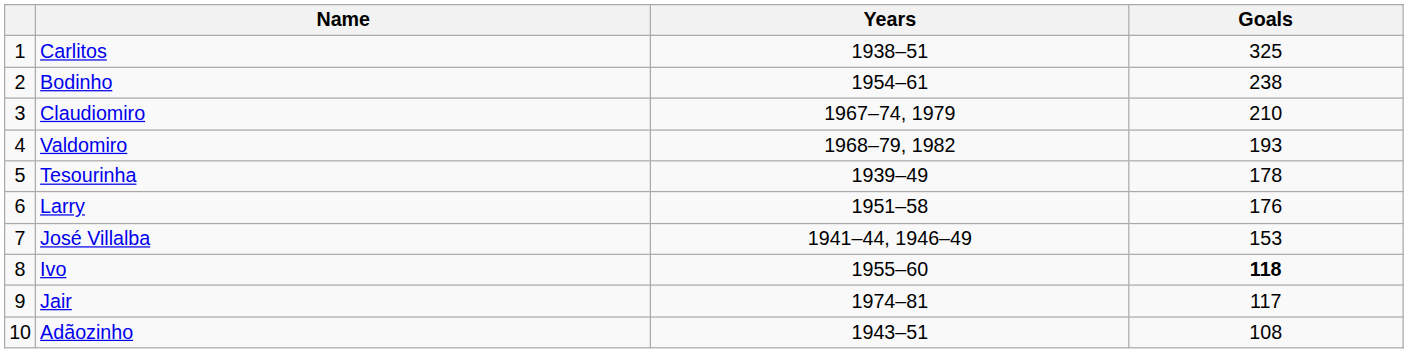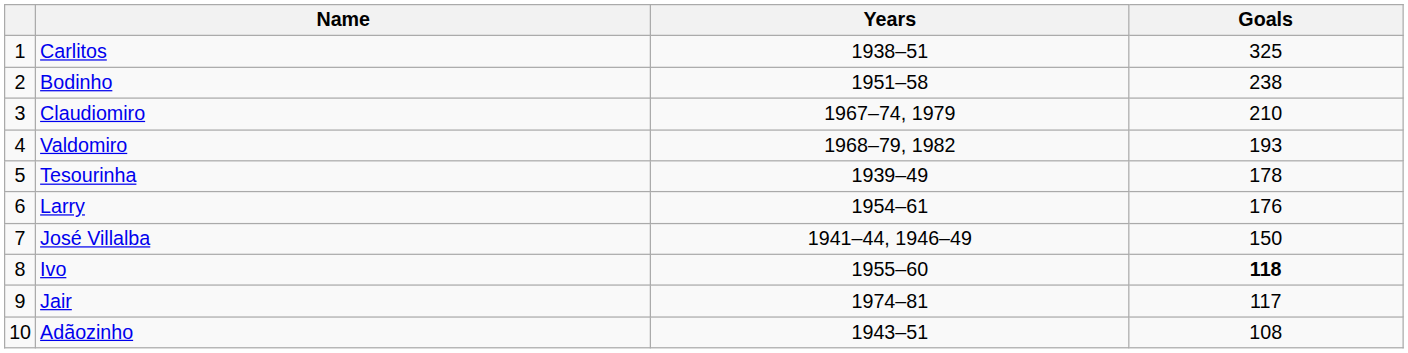(890, 82) 1954–61 -> (890, 82) 1951–58
(890, 207) 1951–58 -> (890, 207) 1954–61
(1266, 238) 153 -> (1266, 238) 150
